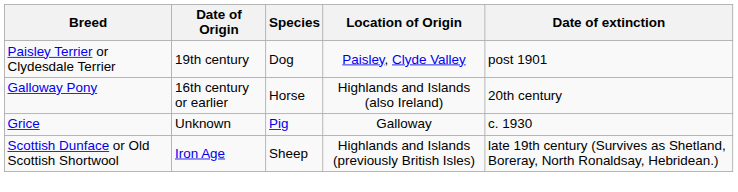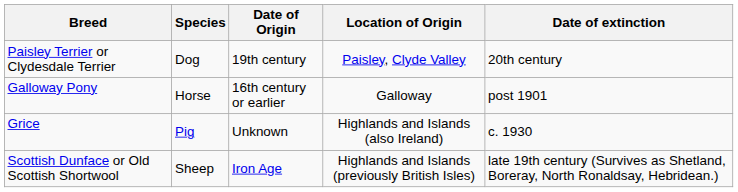columns swapped: (294, 22) <-> (219, 22)
(518, 59) post 1901 -> (525, 59) 20th century
(404, 95) Highlands and Islands (also Ireland) -> (404, 95) Galloway
(525, 95) 20th century -> (518, 95) post 1901
(404, 124) Galloway -> (404, 132) Highlands and Islands (also Ireland)
